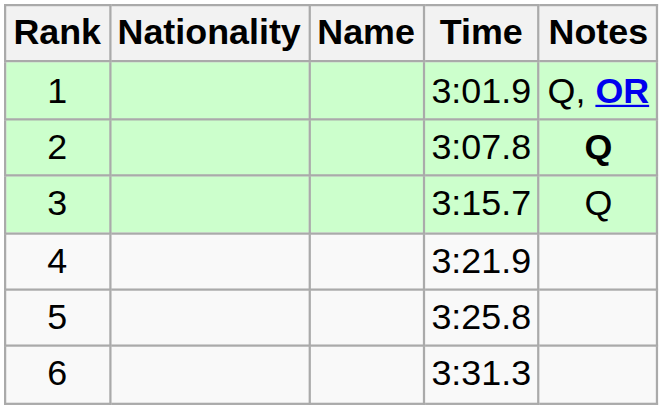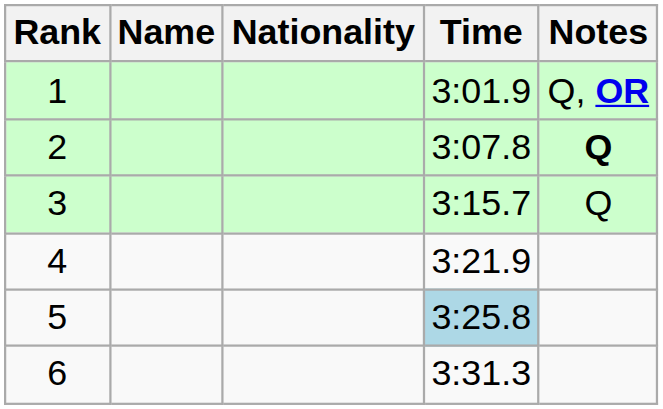columns swapped: (366, 32) <-> (209, 32)
(481, 317) no background -> (481, 317) lightblue background
